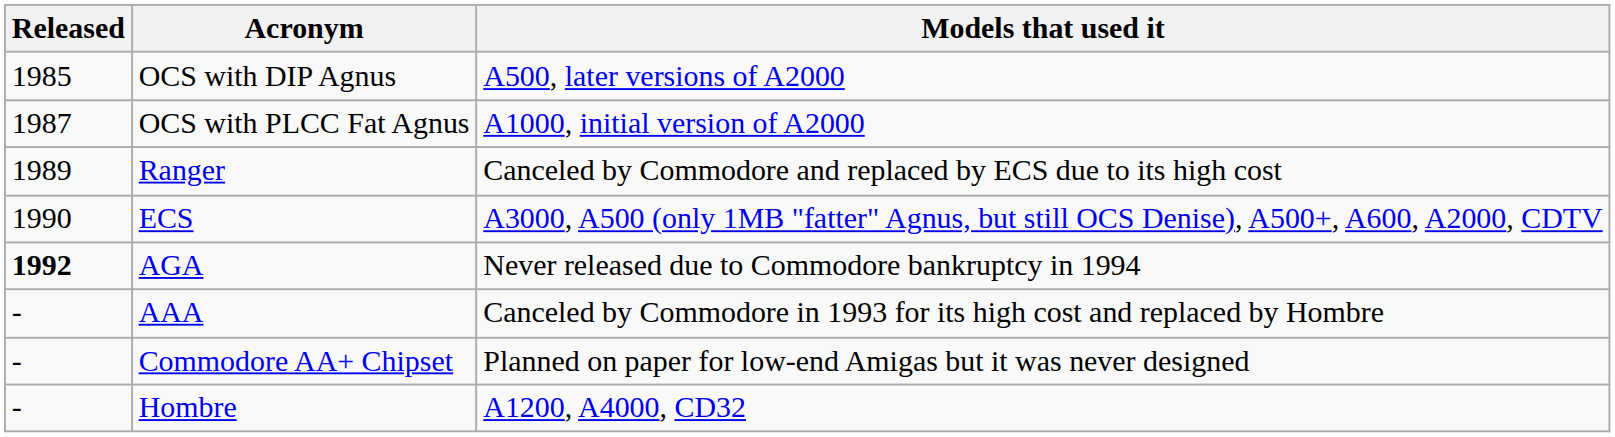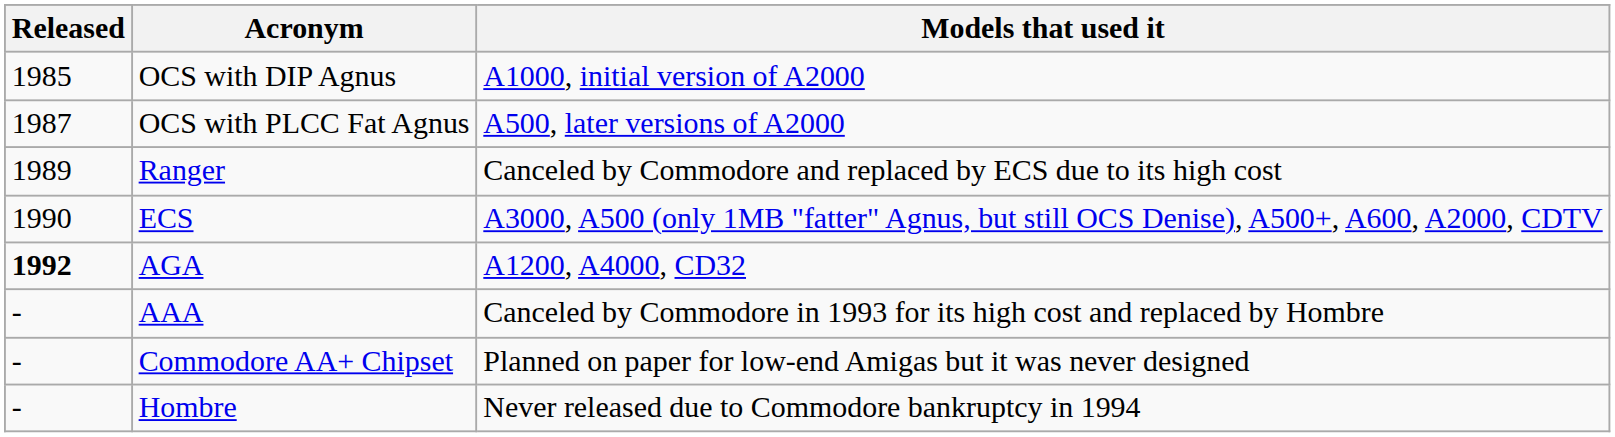(664, 75) A500, later versions of A2000 -> (674, 75) A1000, initial version of A2000
(674, 123) A1000, initial version of A2000 -> (664, 123) A500, later versions of A2000
(812, 265) Never released due to Commodore bankruptcy in 1994 -> (615, 265) A1200, A4000, CD32
(615, 407) A1200, A4000, CD32 -> (812, 407) Never released due to Commodore bankruptcy in 1994
